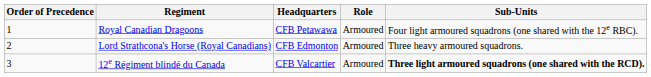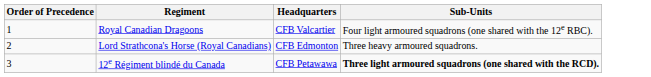- column: (363, 12)
(306, 29) CFB Petawawa -> (305, 29) CFB Valcartier
(305, 63) CFB Valcartier -> (306, 63) CFB Petawawa
